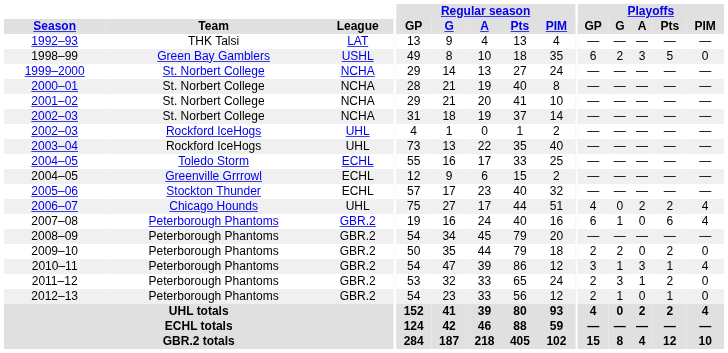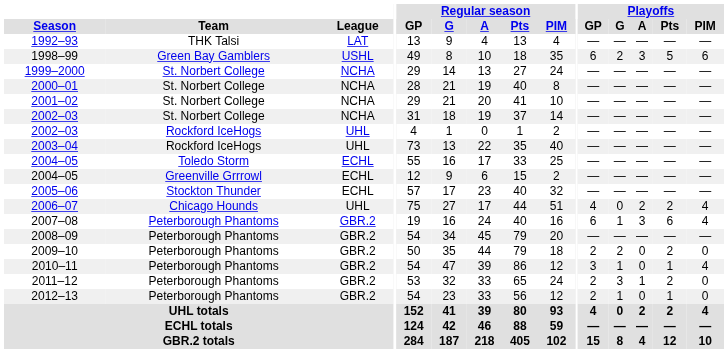(705, 56) 0 -> (705, 56) 6
(642, 221) 0 -> (642, 221) 3
(642, 266) 3 -> (642, 266) 0
